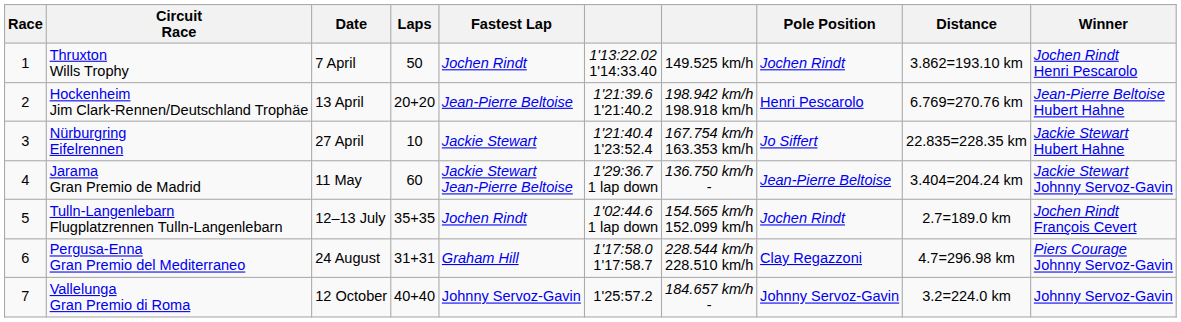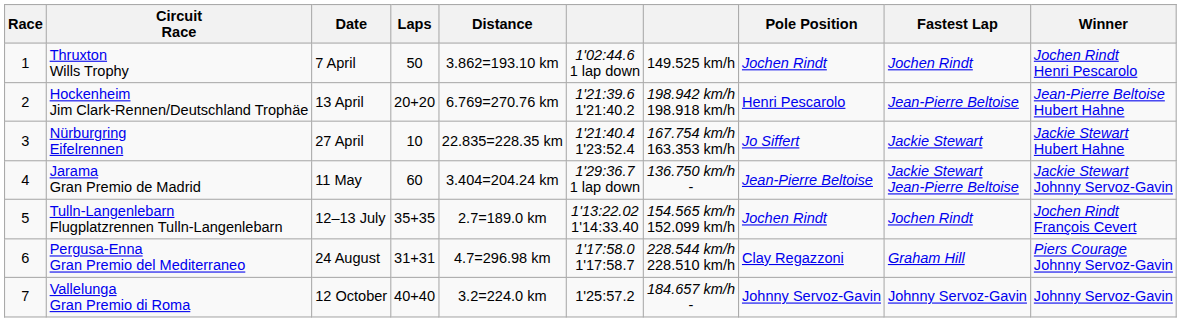columns swapped: (967, 24) <-> (511, 24)
(623, 63) 1'13:22.02 1'14:33.40 -> (605, 63) 1'02:44.6 1 lap down
(623, 219) 1'02:44.6 1 lap down -> (605, 219) 1'13:22.02 1'14:33.40
